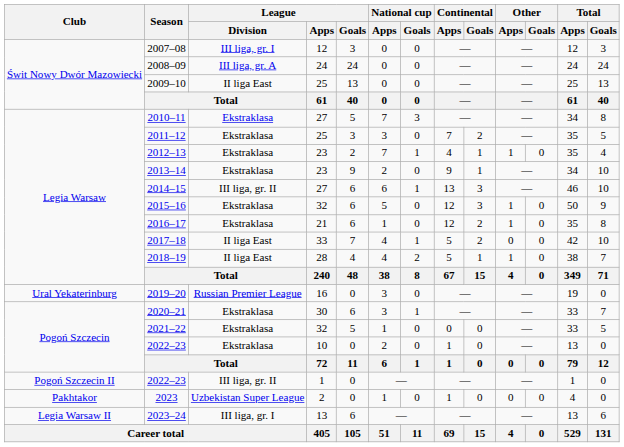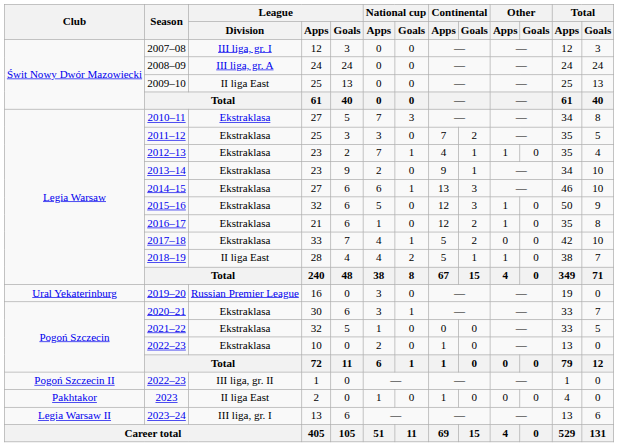(248, 188) III liga, gr. II -> (245, 188) Ekstraklasa
(248, 240) II liga East -> (245, 240) Ekstraklasa
(248, 398) Uzbekistan Super League -> (245, 398) II liga East
